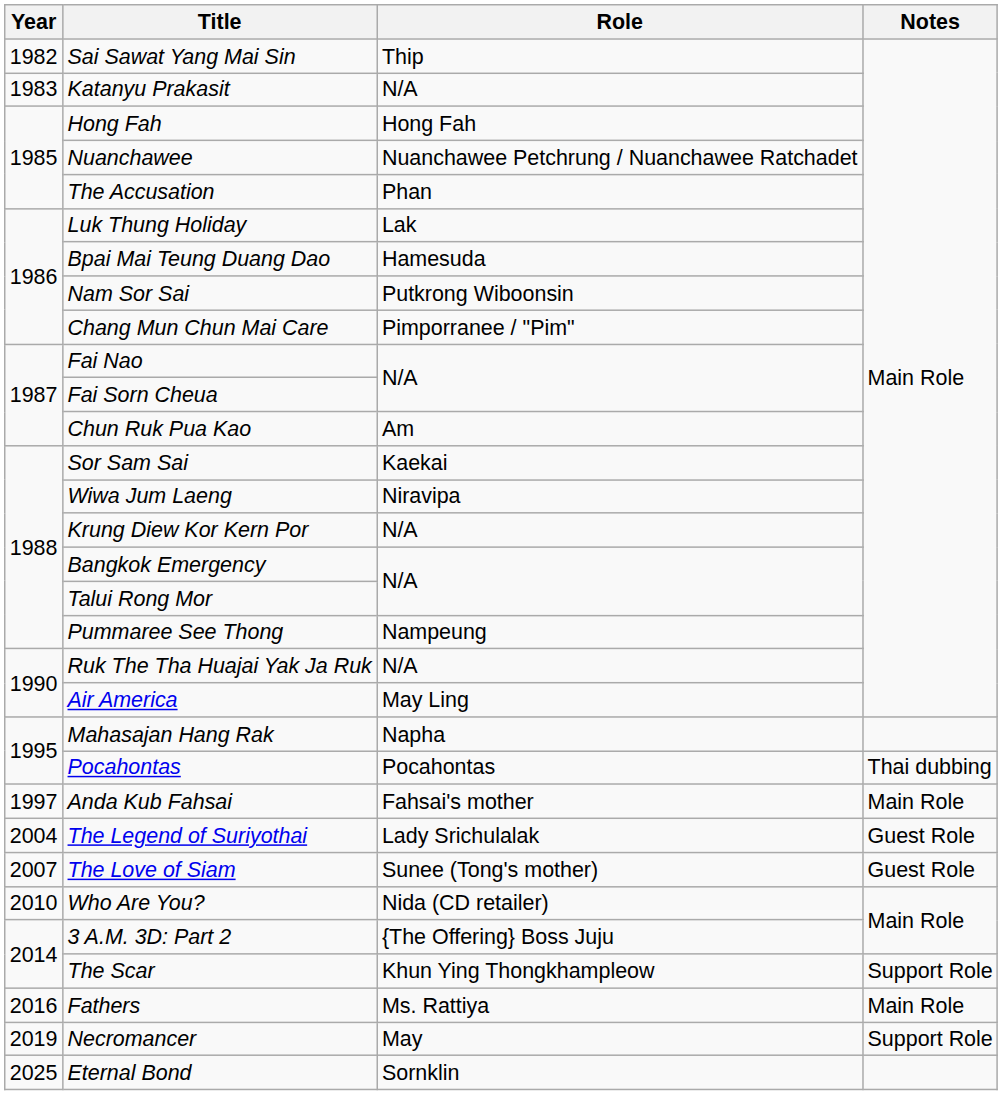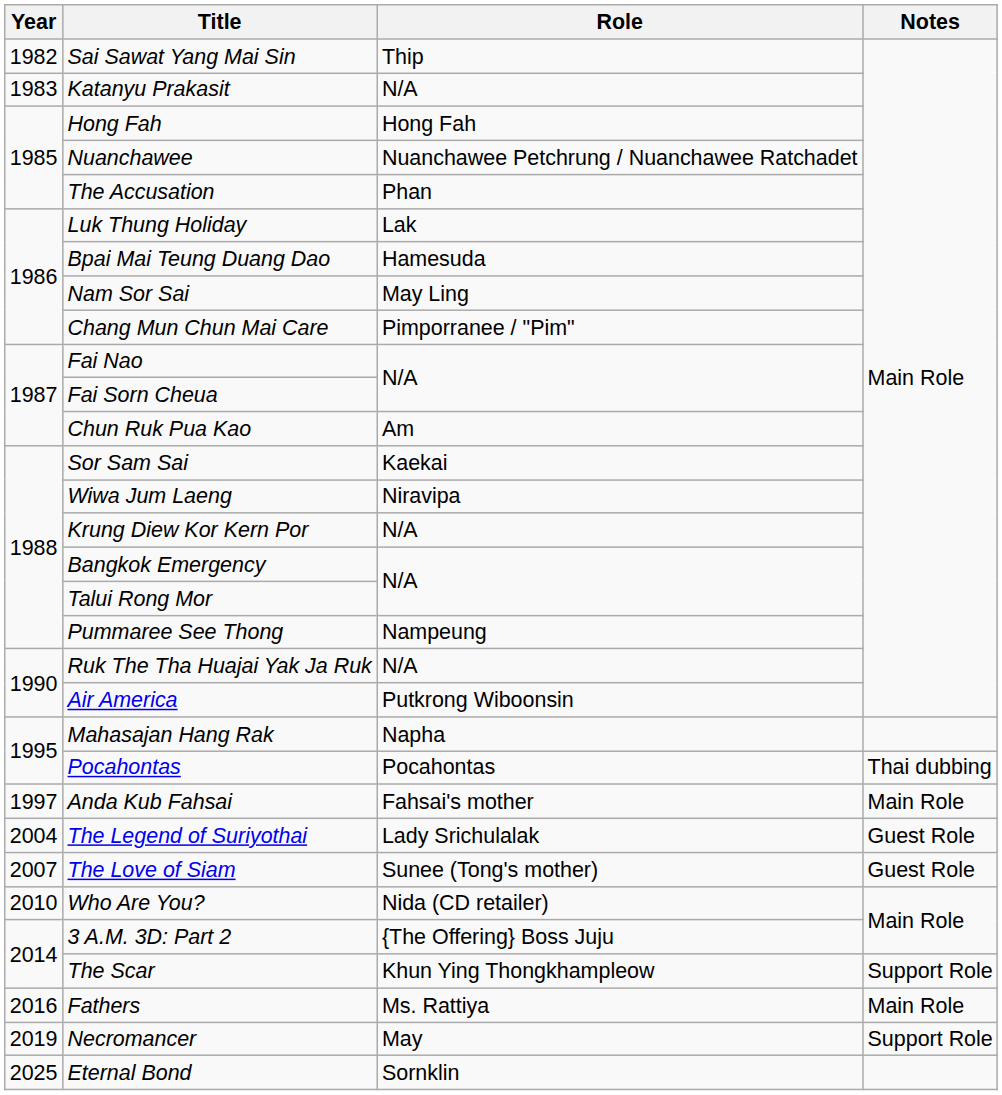(478, 293) Putkrong Wiboonsin -> (425, 293) May Ling
(425, 700) May Ling -> (478, 700) Putkrong Wiboonsin
